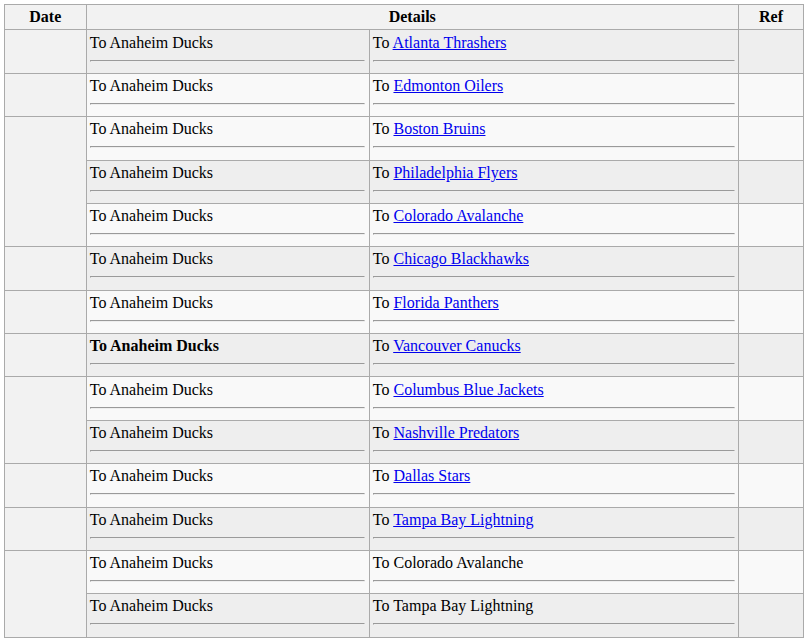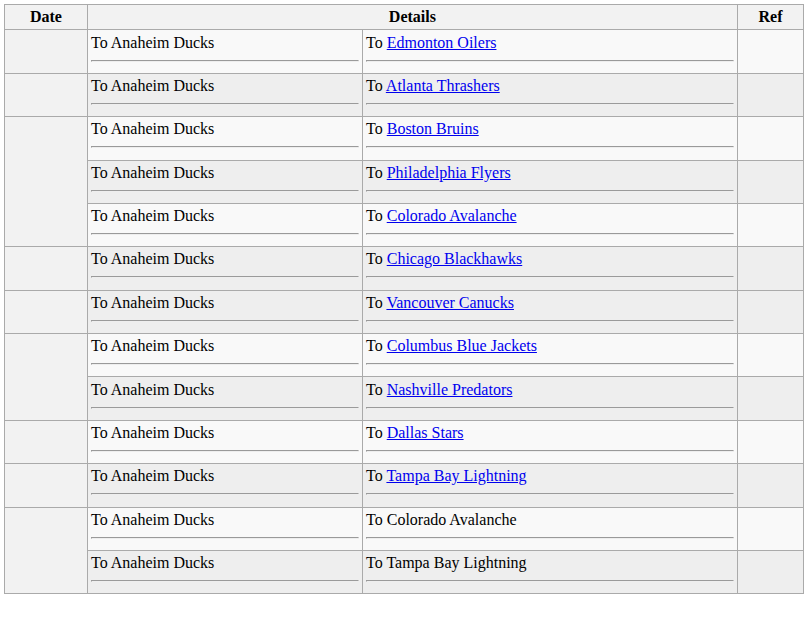rows swapped: (45, 95) <-> (45, 52)
- row: (45, 312)
(228, 351) bold -> (225, 308) normal
